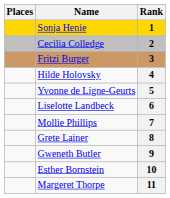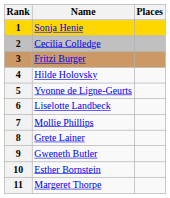columns swapped: (151, 12) <-> (20, 12)
